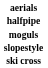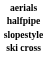- row: (24, 34)
